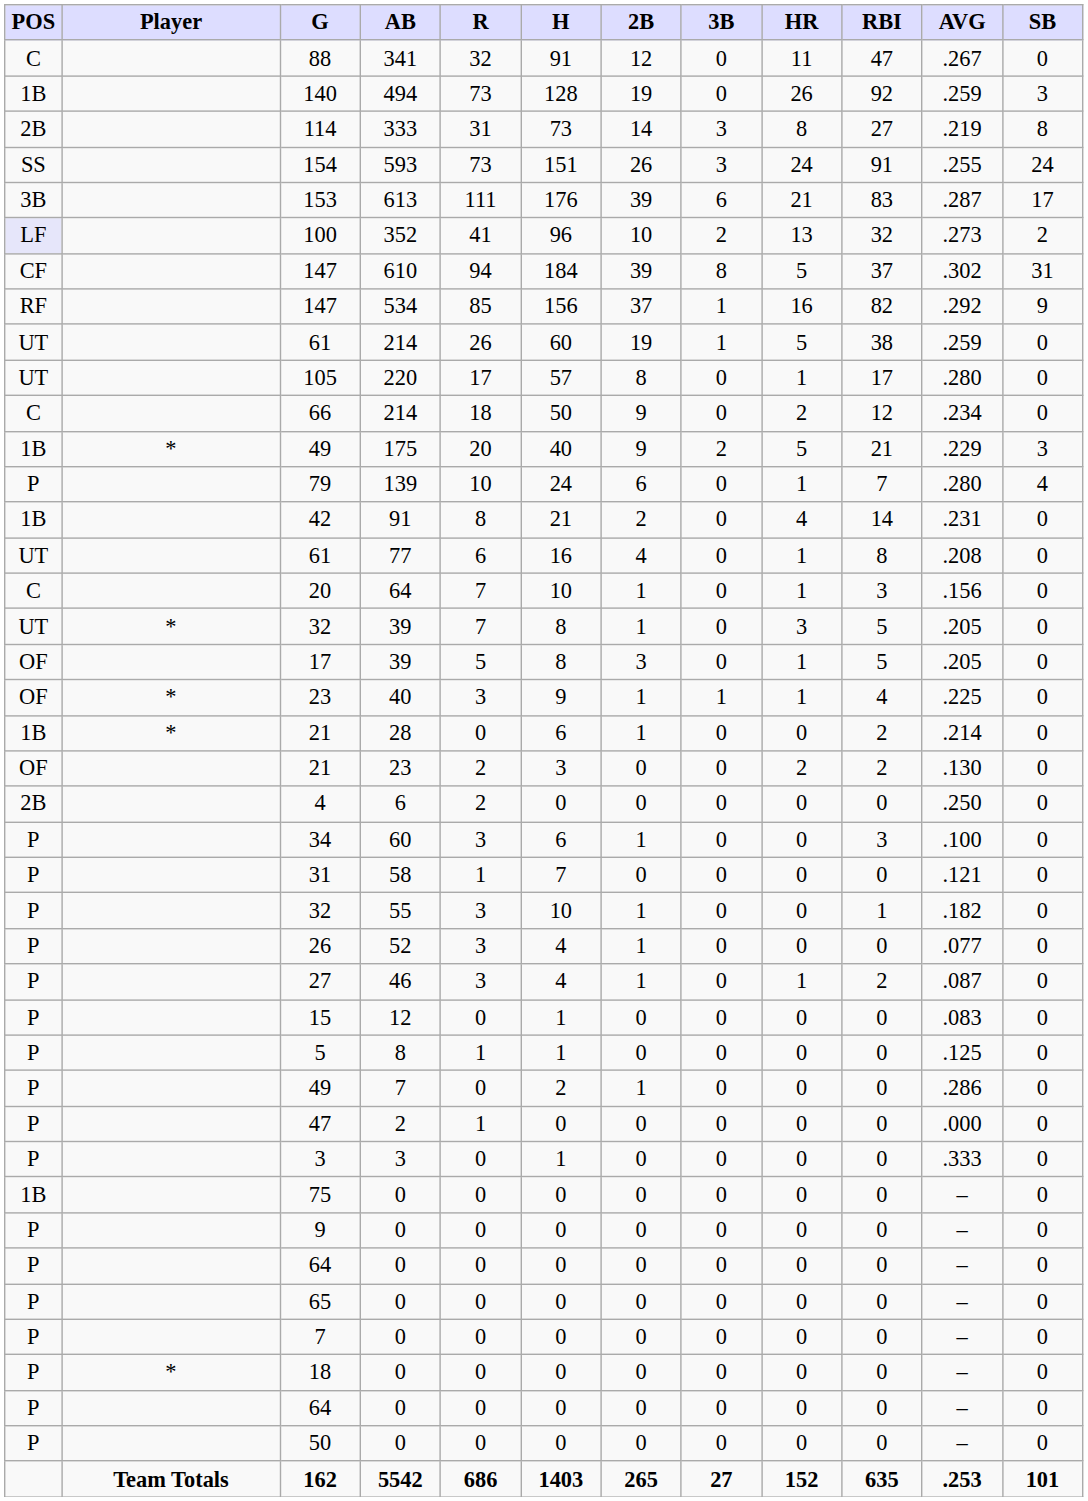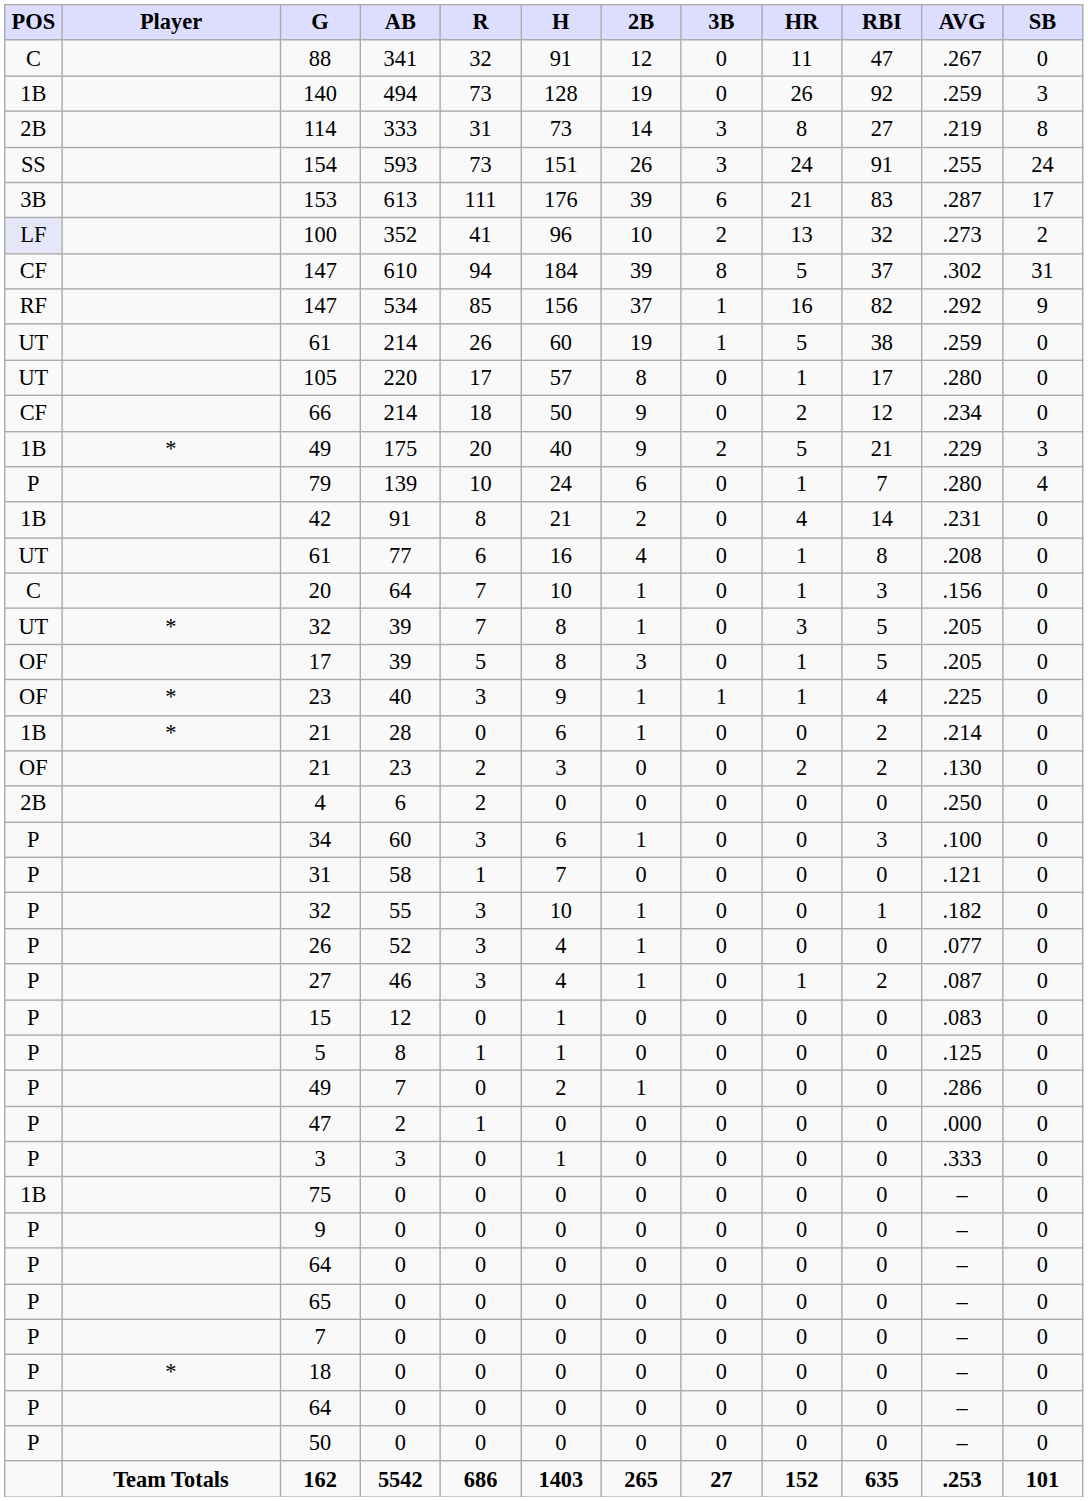(33, 413) C -> (33, 413) CF
